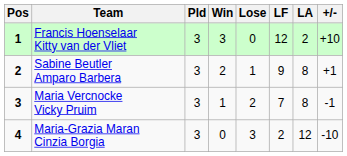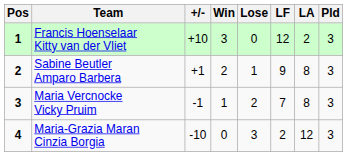columns swapped: (197, 13) <-> (330, 13)
